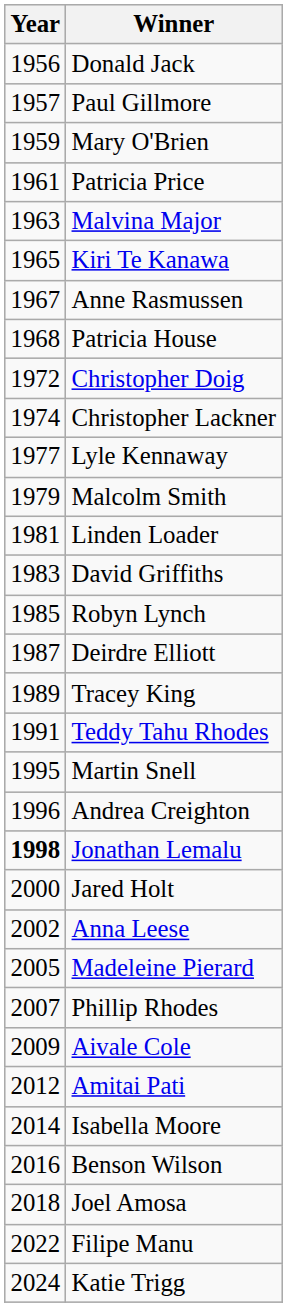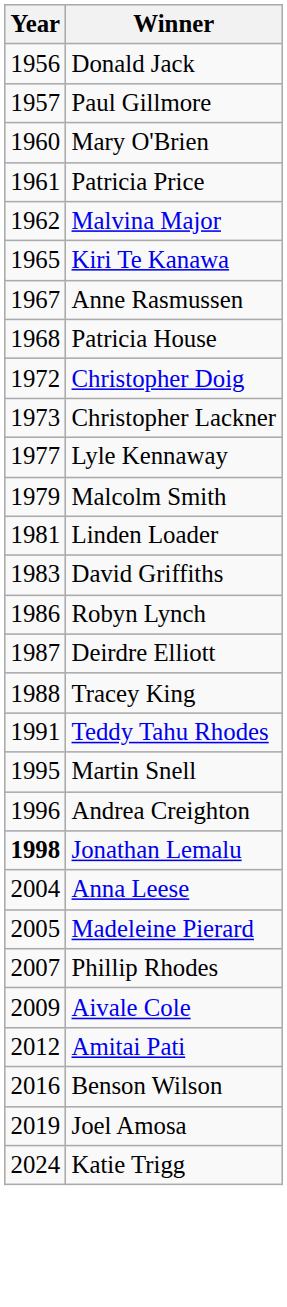(35, 142) 1959 -> (35, 142) 1960
(35, 220) 1963 -> (35, 220) 1962
(35, 417) 1974 -> (35, 417) 1973
(35, 614) 1985 -> (35, 614) 1986
(35, 692) 1989 -> (35, 692) 1988
- row: (123, 889)
(35, 928) 2002 -> (35, 889) 2004
- row: (146, 1125)
(35, 1204) 2018 -> (35, 1125) 2019
- row: (132, 1243)
